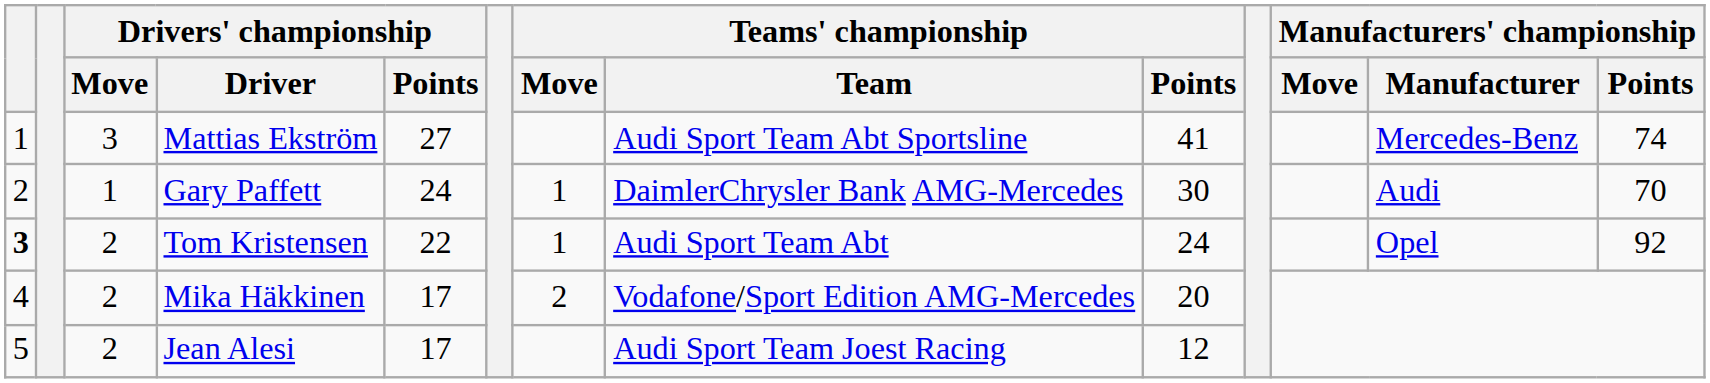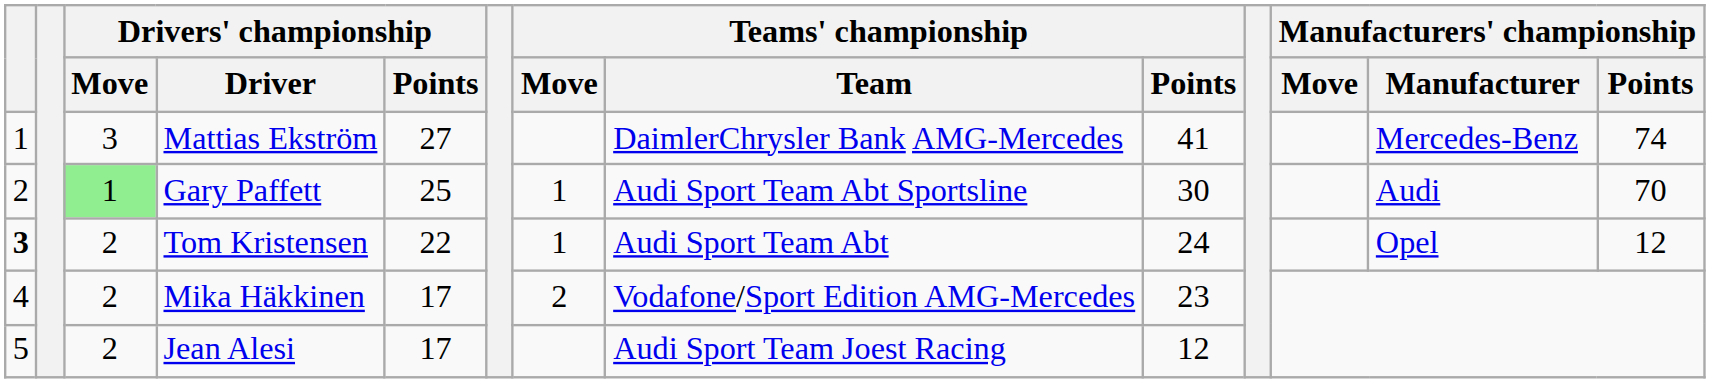(820, 137) Audi Sport Team Abt Sportsline -> (868, 137) DaimlerChrysler Bank AMG-Mercedes
(110, 190) no background -> (110, 190) lightgreen background
(436, 190) 24 -> (436, 190) 25
(868, 190) DaimlerChrysler Bank AMG-Mercedes -> (820, 190) Audi Sport Team Abt Sportsline
(1650, 243) 92 -> (1650, 243) 12
(1193, 296) 20 -> (1193, 296) 23
